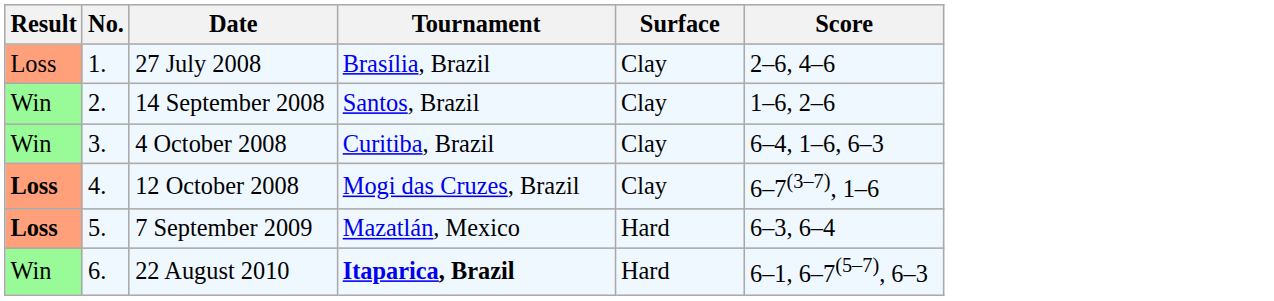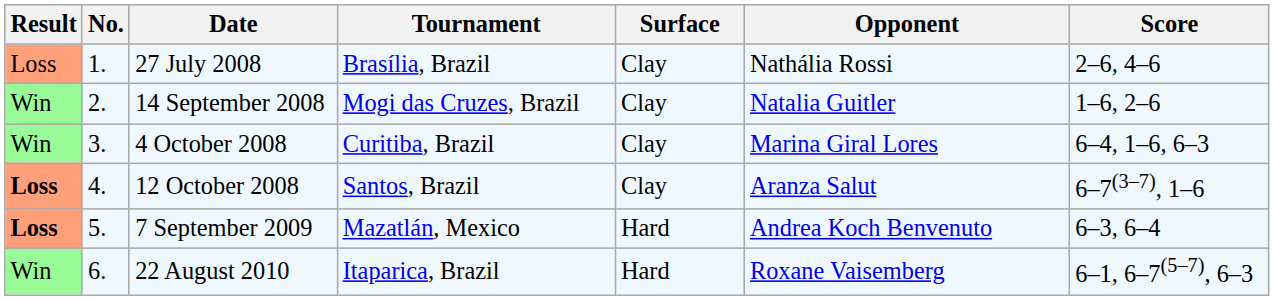+ column: (907, 23)
(411, 102) Santos, Brazil -> (461, 102) Mogi das Cruzes, Brazil
(461, 185) Mogi das Cruzes, Brazil -> (411, 185) Santos, Brazil
(429, 270) bold -> (421, 270) normal
